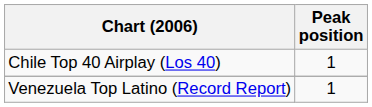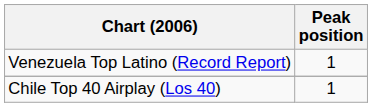rows swapped: (115, 62) <-> (150, 89)
